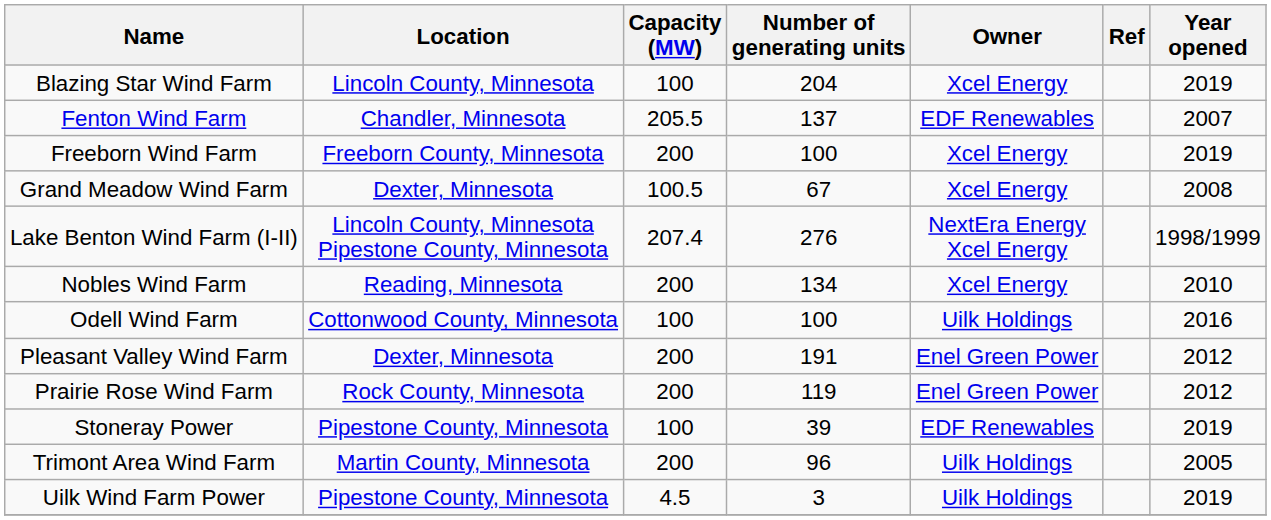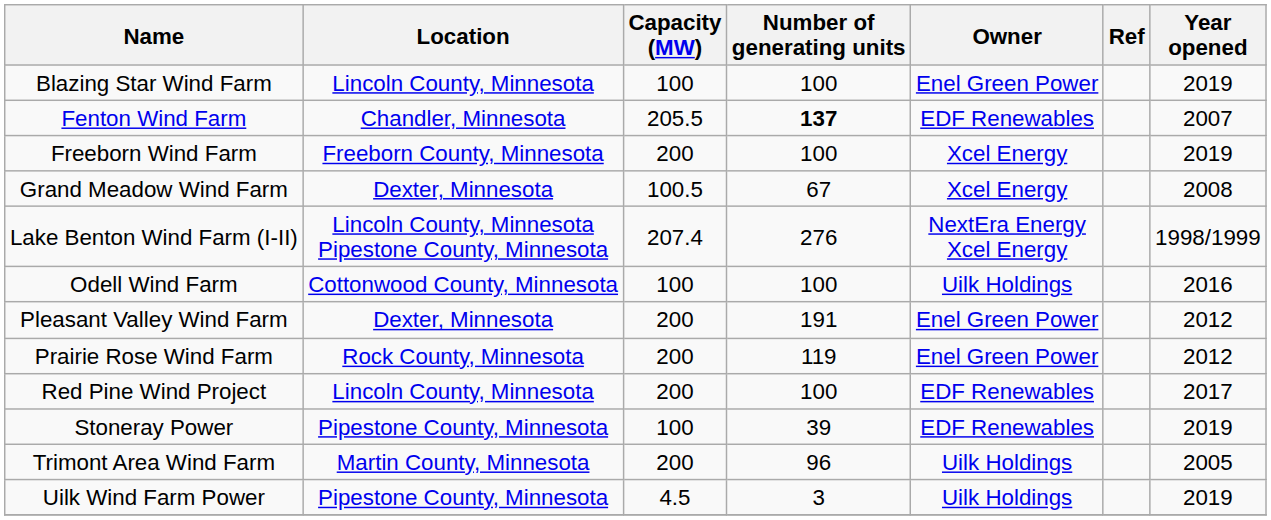(819, 83) 204 -> (819, 83) 100
(1007, 83) Xcel Energy -> (1007, 83) Enel Green Power
(819, 118) normal -> (819, 118) bold
- row: (154, 285)
+ row: (154, 391)
